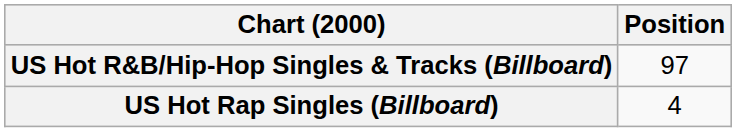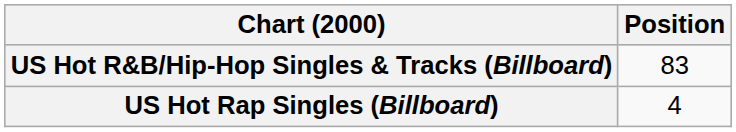(675, 65) 97 -> (675, 65) 83
